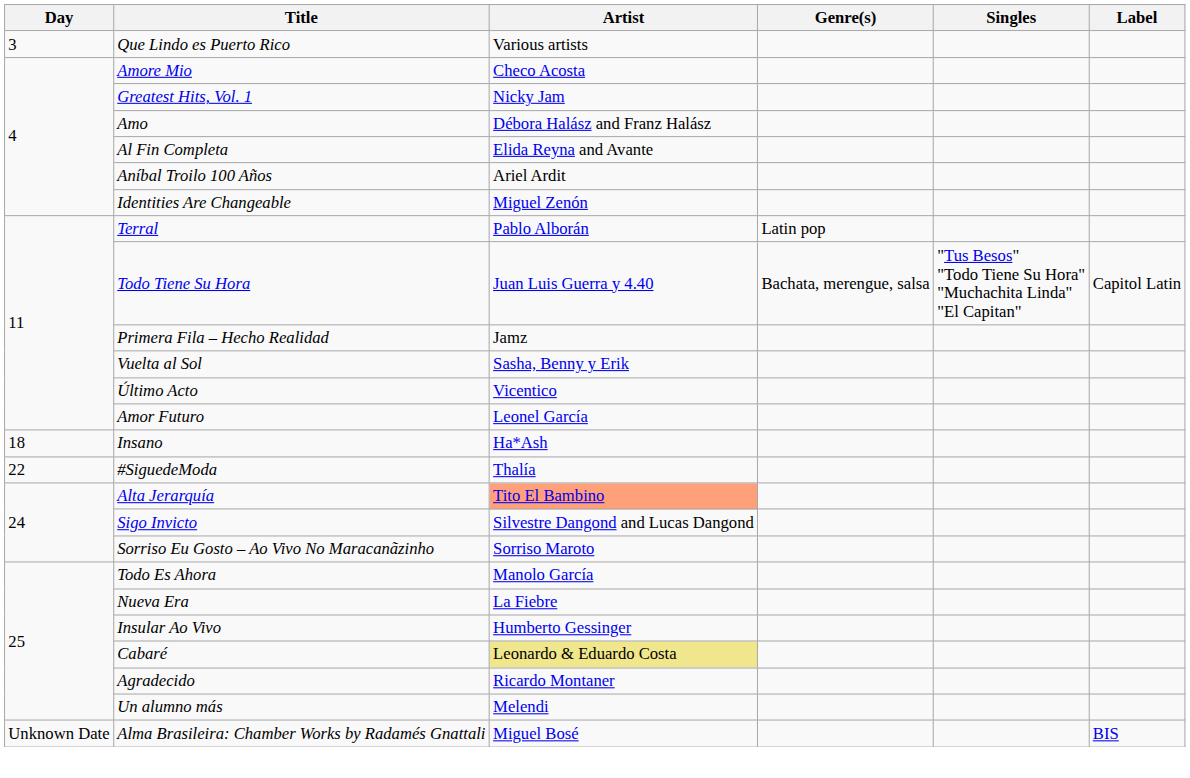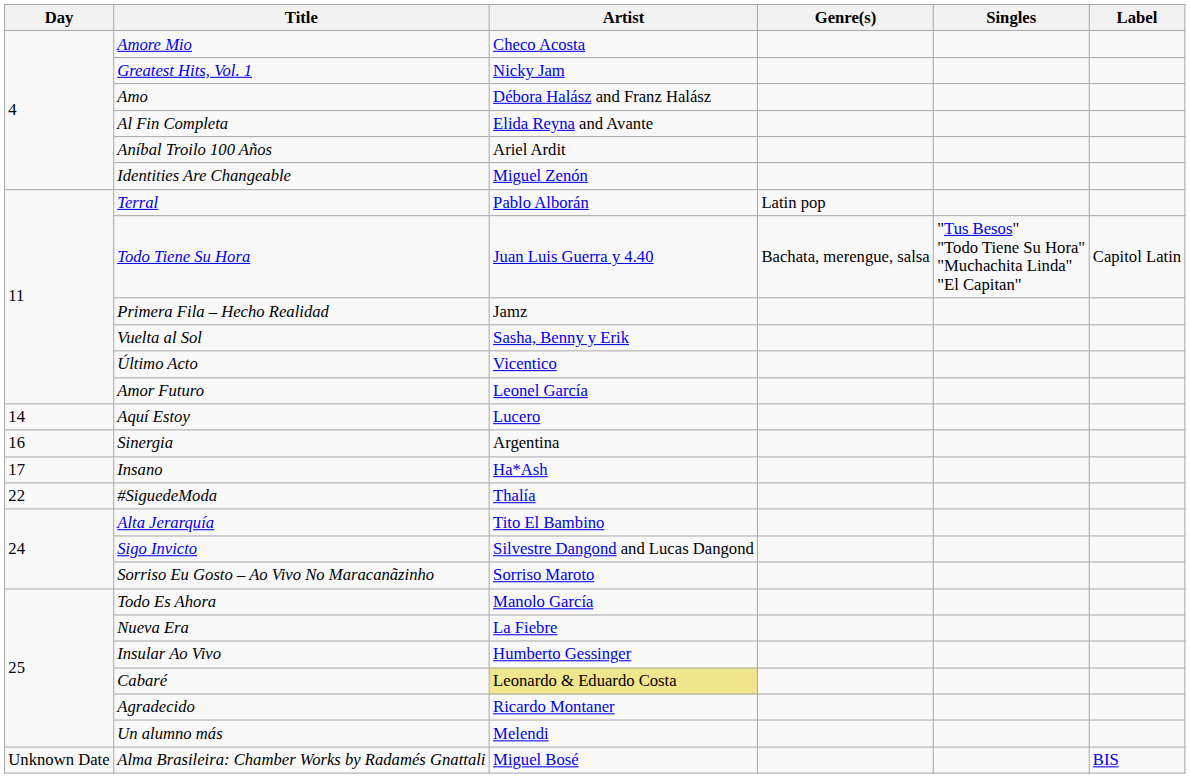- row: (204, 44)
+ row: (154, 416)
+ row: (145, 443)
(17, 443) 18 -> (17, 469) 17
(549, 496) lightsalmon background -> (549, 522) no background
